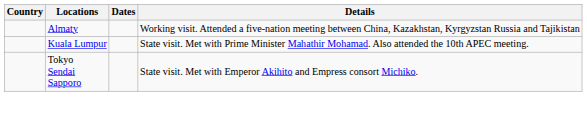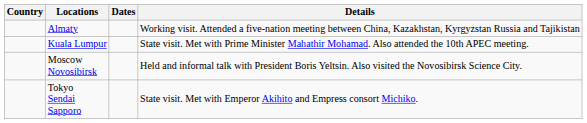+ row: (72, 66)
